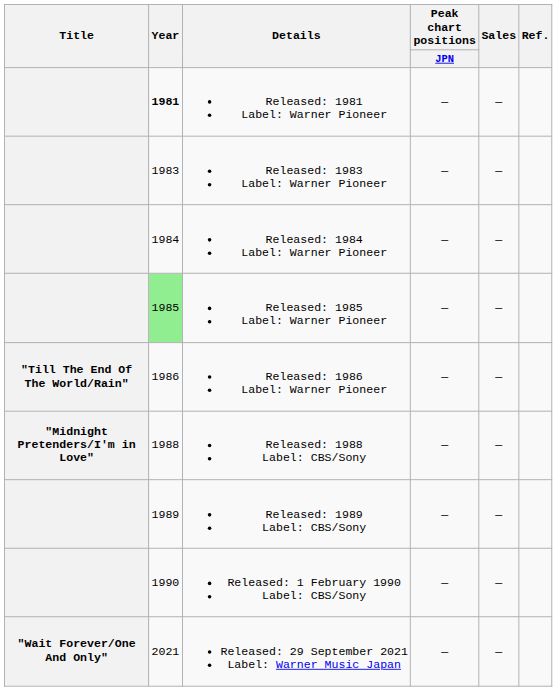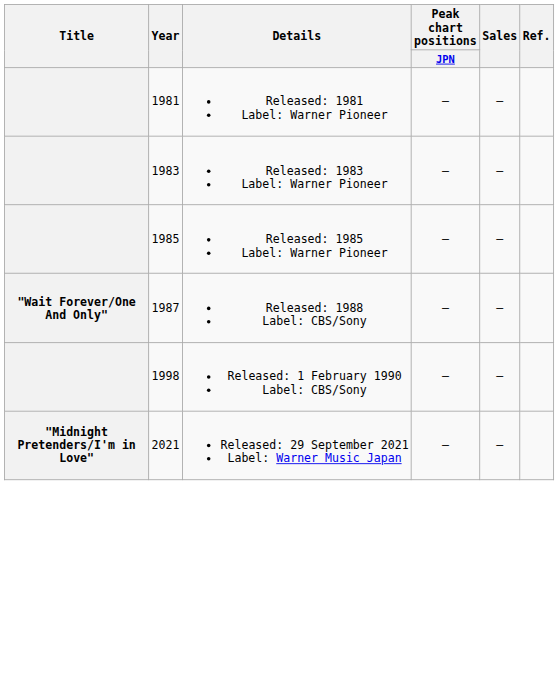(165, 102) bold -> (165, 102) normal
- row: (296, 246)
(165, 308) lightgreen background -> (165, 239) no background
- row: (296, 383)
(77, 445) "Midnight Pretenders/I'm in Love" -> (77, 308) "Wait Forever/One And Only"
(165, 445) 1988 -> (165, 308) 1987
- row: (296, 521)
(165, 583) 1990 -> (165, 377) 1998
(77, 651) "Wait Forever/One And Only" -> (77, 445) "Midnight Pretenders/I'm in Love"
